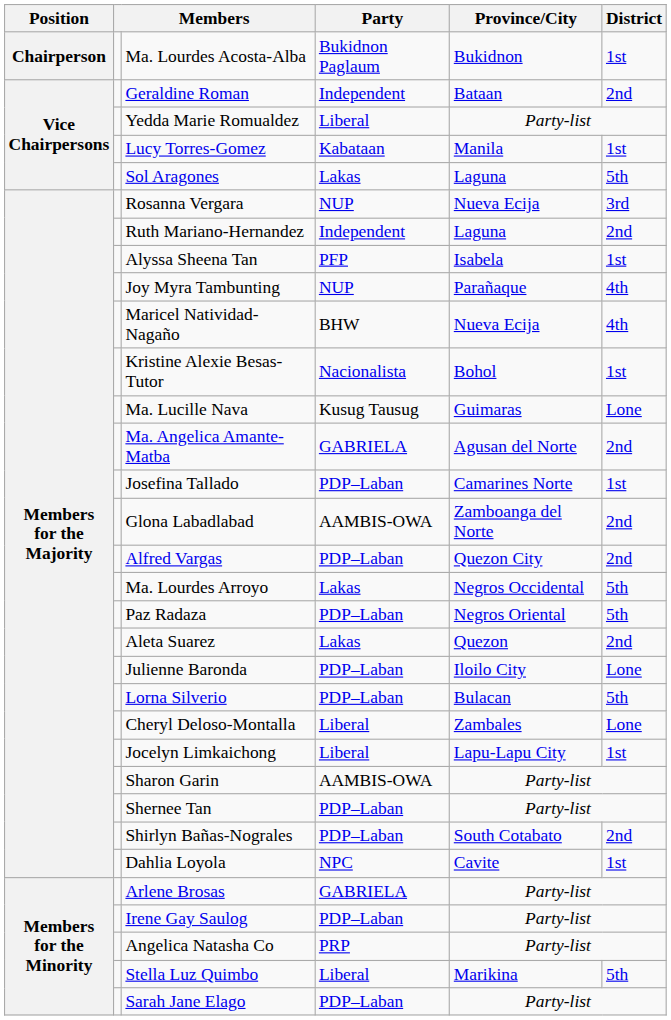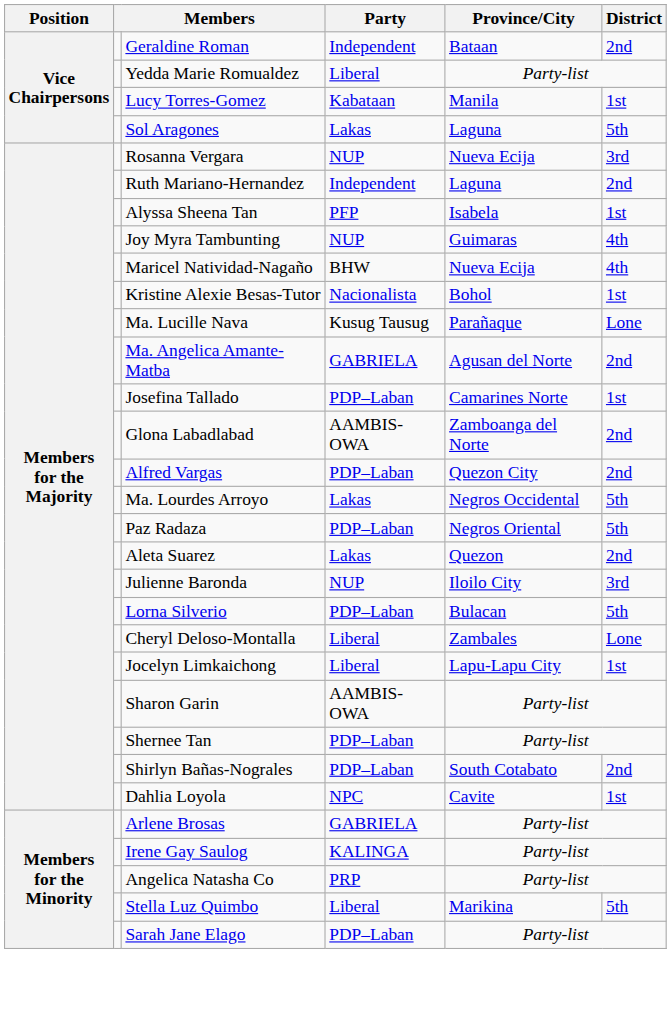- row: (216, 55)
(490, 286) Parañaque -> (483, 239) Guimaras
(488, 409) Guimaras -> (485, 322) Parañaque
(361, 669) PDP–Laban -> (347, 583) NUP
(624, 669) Lone -> (618, 583) 3rd
(361, 918) PDP–Laban -> (369, 851) KALINGA
